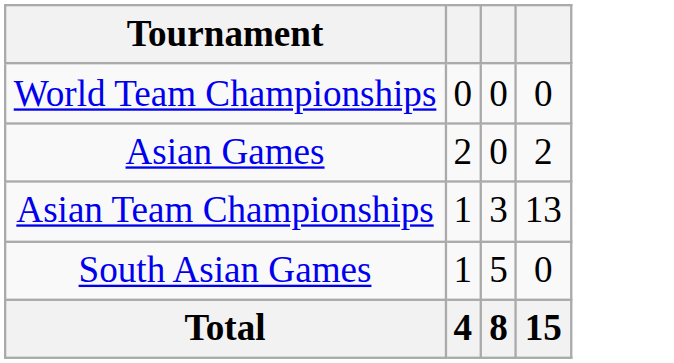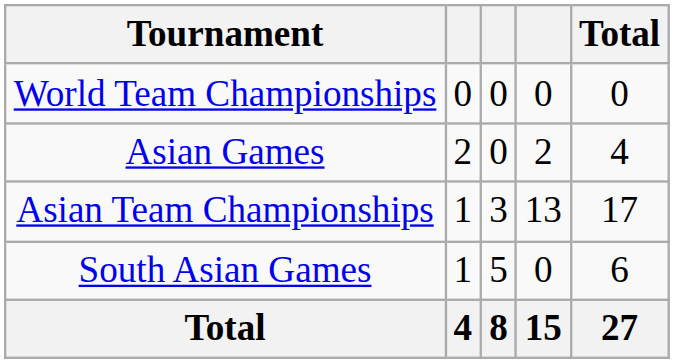+ column: (620, 33)
